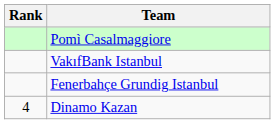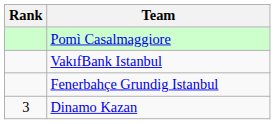(26, 107) 4 -> (26, 107) 3
